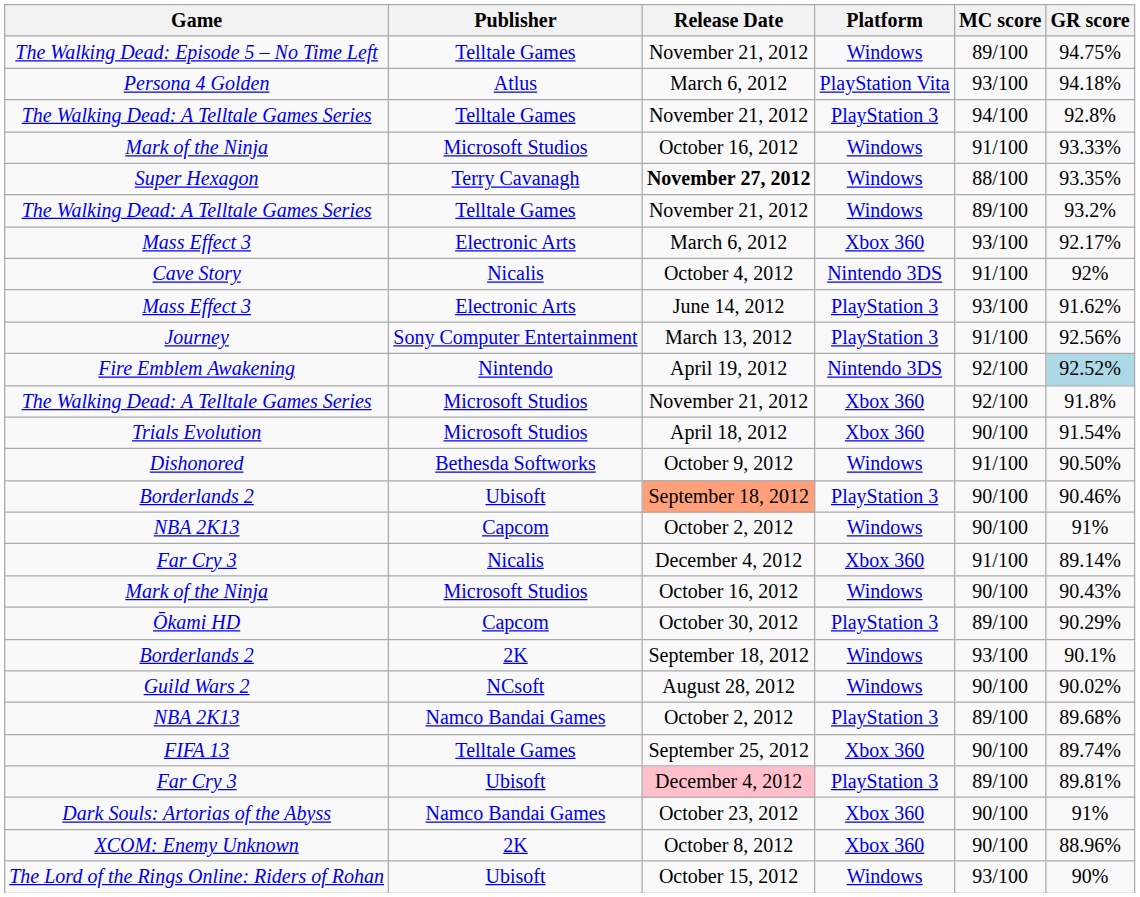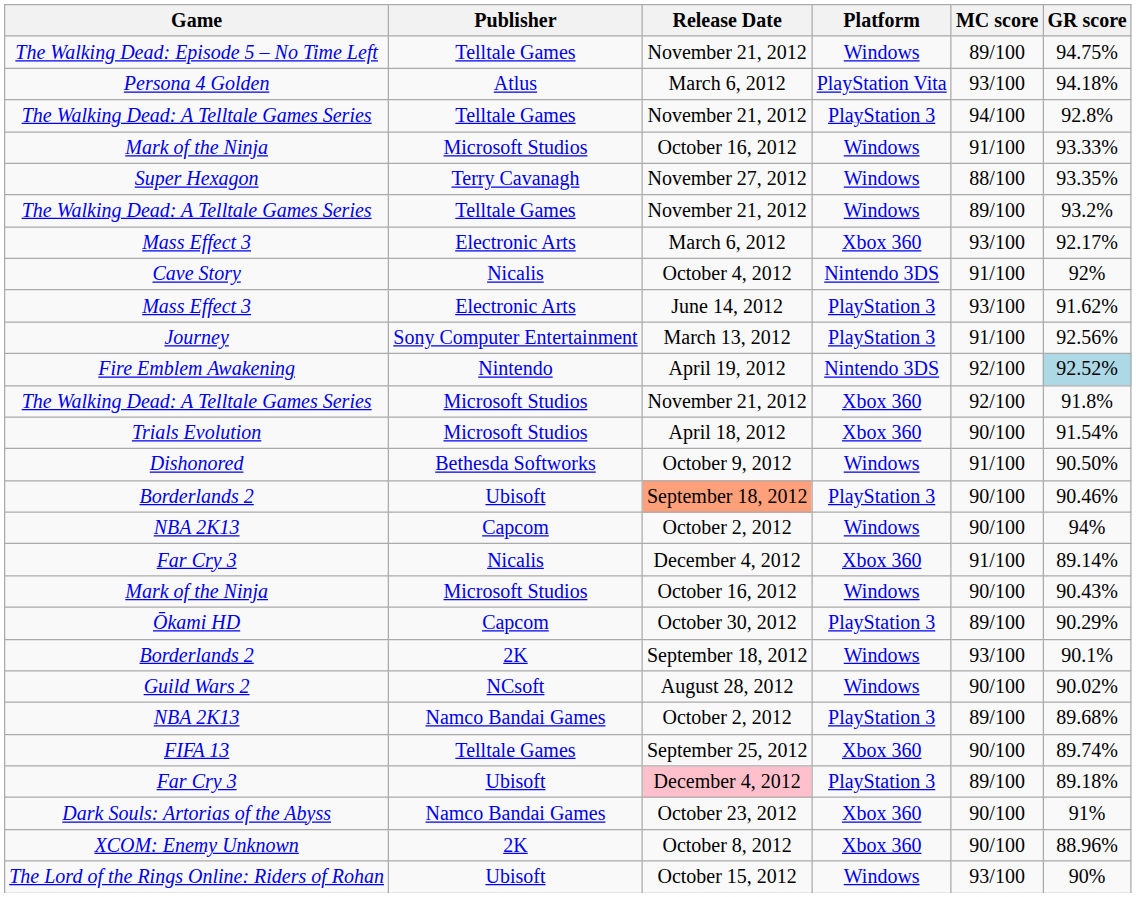(729, 178) bold -> (727, 178) normal
(1090, 527) 91% -> (1087, 527) 94%
(1090, 781) 89.81% -> (1087, 781) 89.18%
